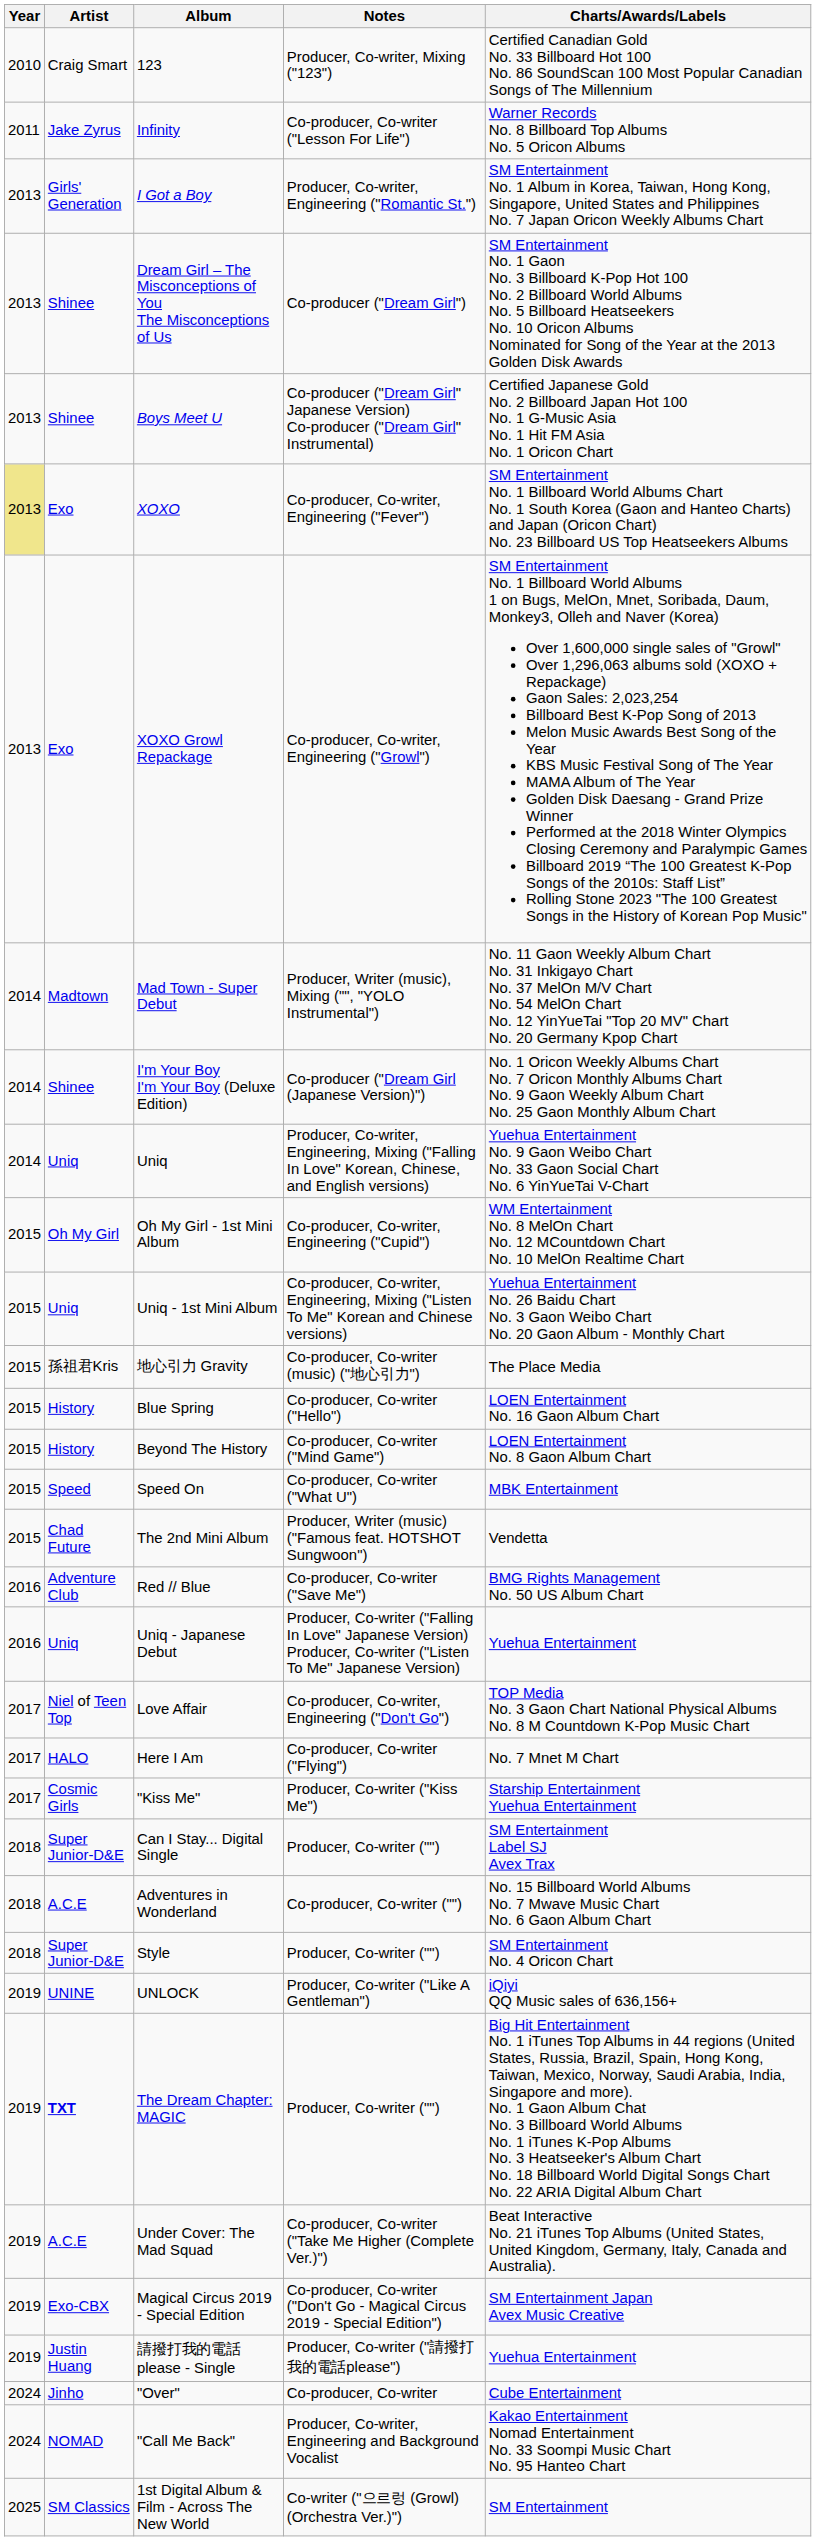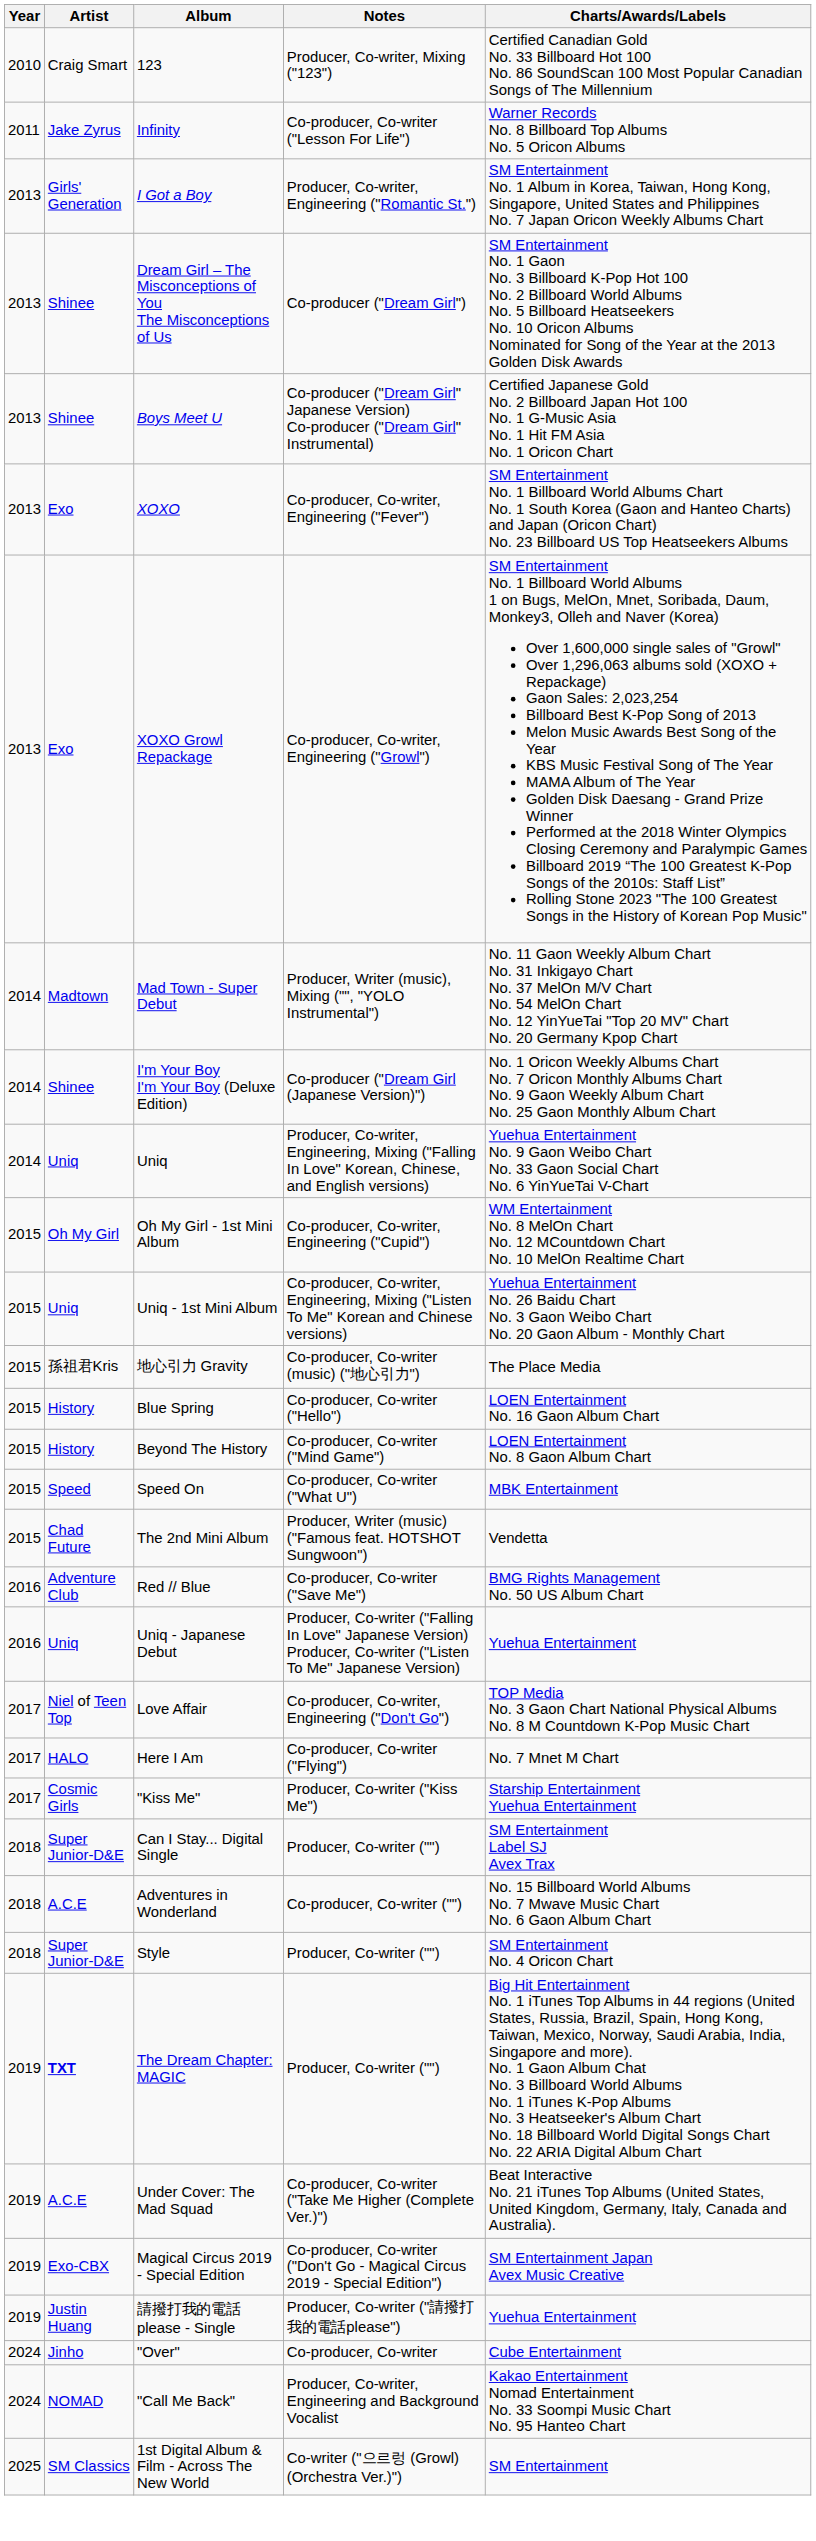(24, 509) khaki background -> (24, 509) no background
- row: (168, 1993)
